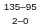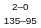rows swapped: (20, 7) <-> (20, 20)
